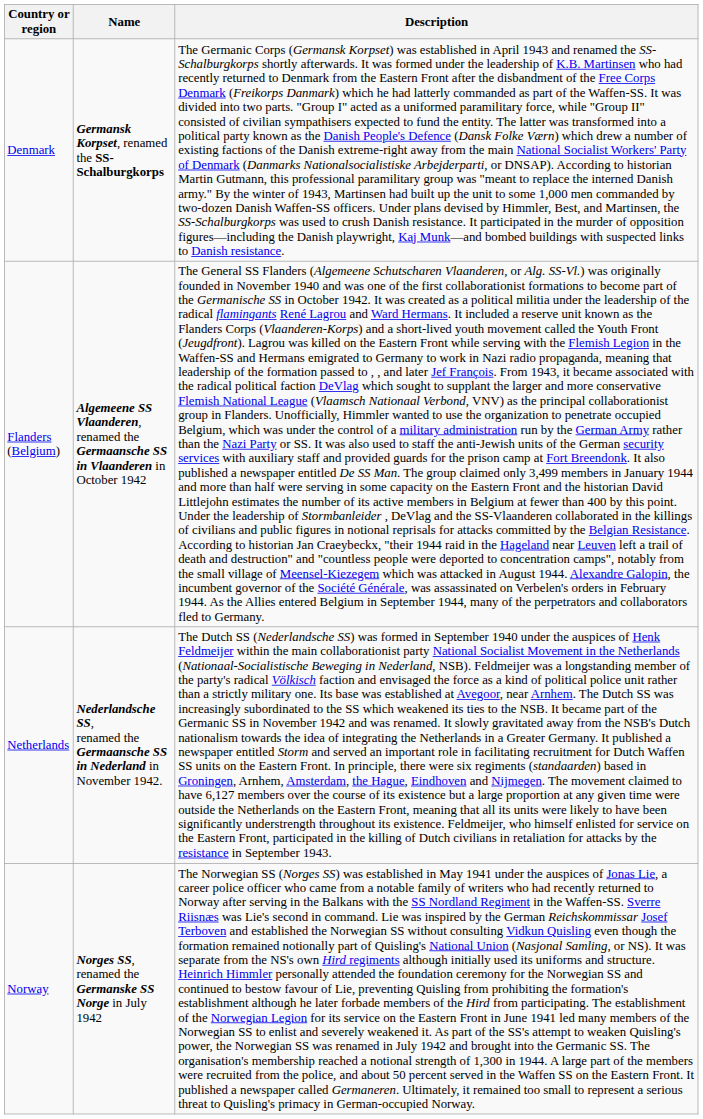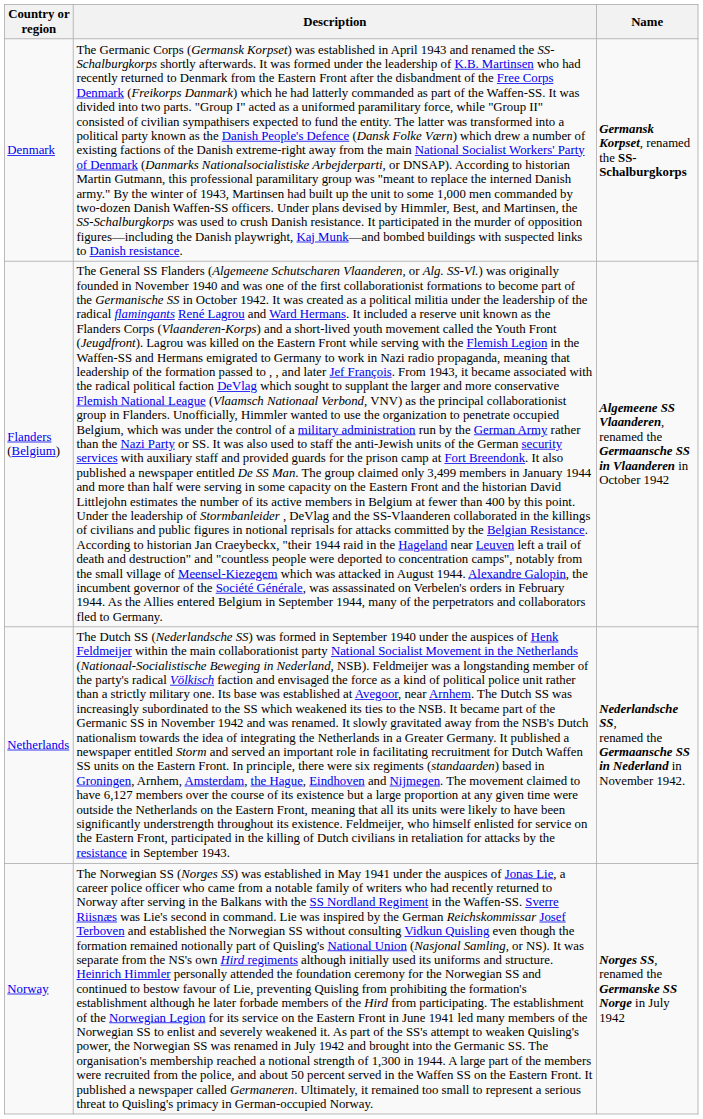columns swapped: (124, 21) <-> (437, 21)
